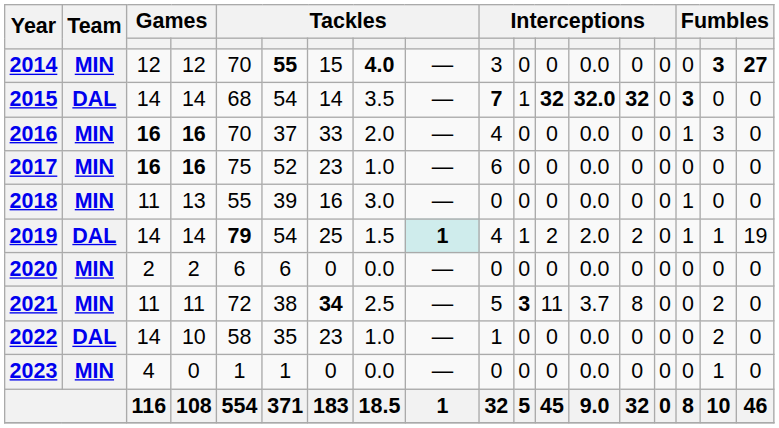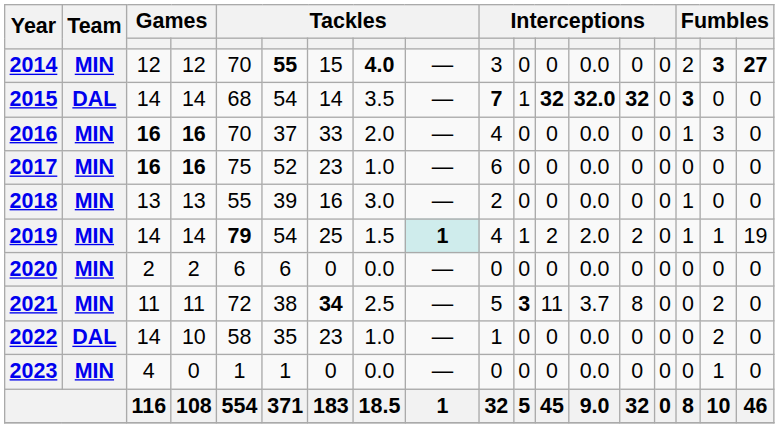(688, 65) 0 -> (688, 65) 2
(149, 201) 11 -> (149, 201) 13
(496, 201) 0 -> (496, 201) 2
(94, 235) DAL -> (94, 235) MIN
